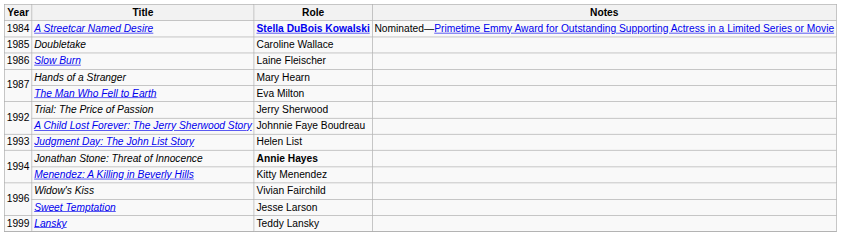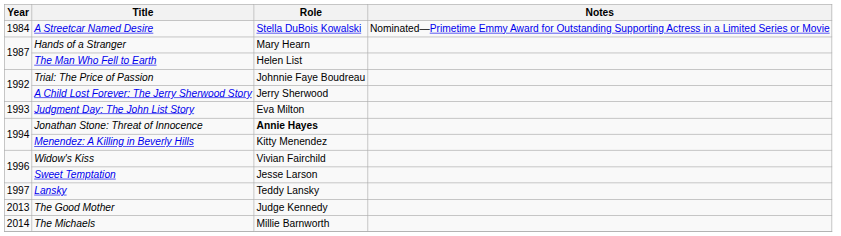(313, 28) bold -> (309, 28) normal
- row: (60, 45)
- row: (58, 61)
(280, 93) Eva Milton -> (279, 61) Helen List
(292, 110) Jerry Sherwood -> (311, 77) Johnnie Faye Boudreau
(311, 126) Johnnie Faye Boudreau -> (292, 93) Jerry Sherwood
(279, 142) Helen List -> (280, 110) Eva Milton
(18, 223) 1999 -> (18, 191) 1997
+ row: (74, 207)
+ row: (65, 223)
